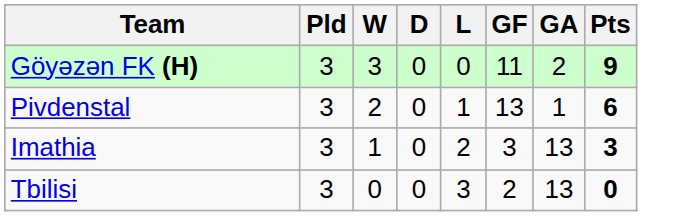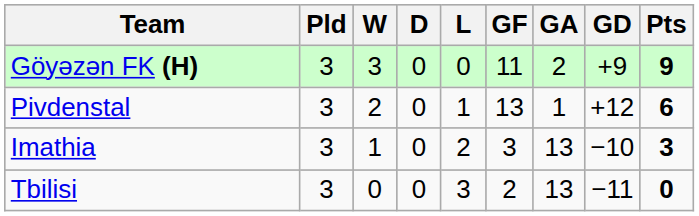+ column: (612, 25)
